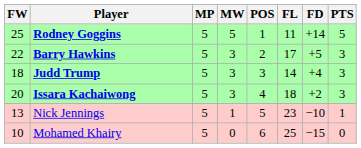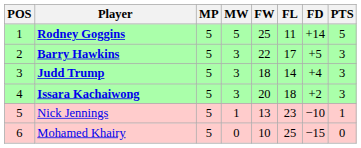columns swapped: (262, 14) <-> (17, 14)
